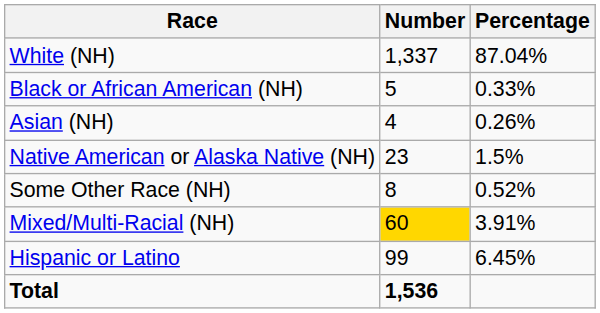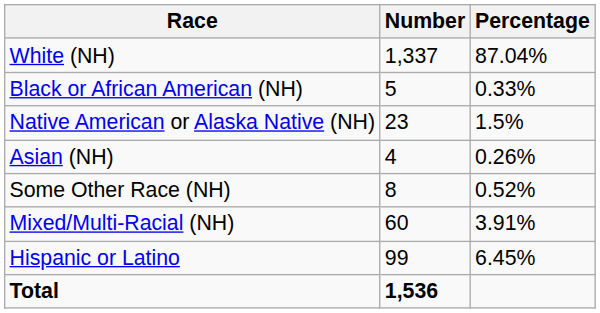rows swapped: (192, 156) <-> (62, 122)
(397, 223) gold background -> (397, 223) no background
